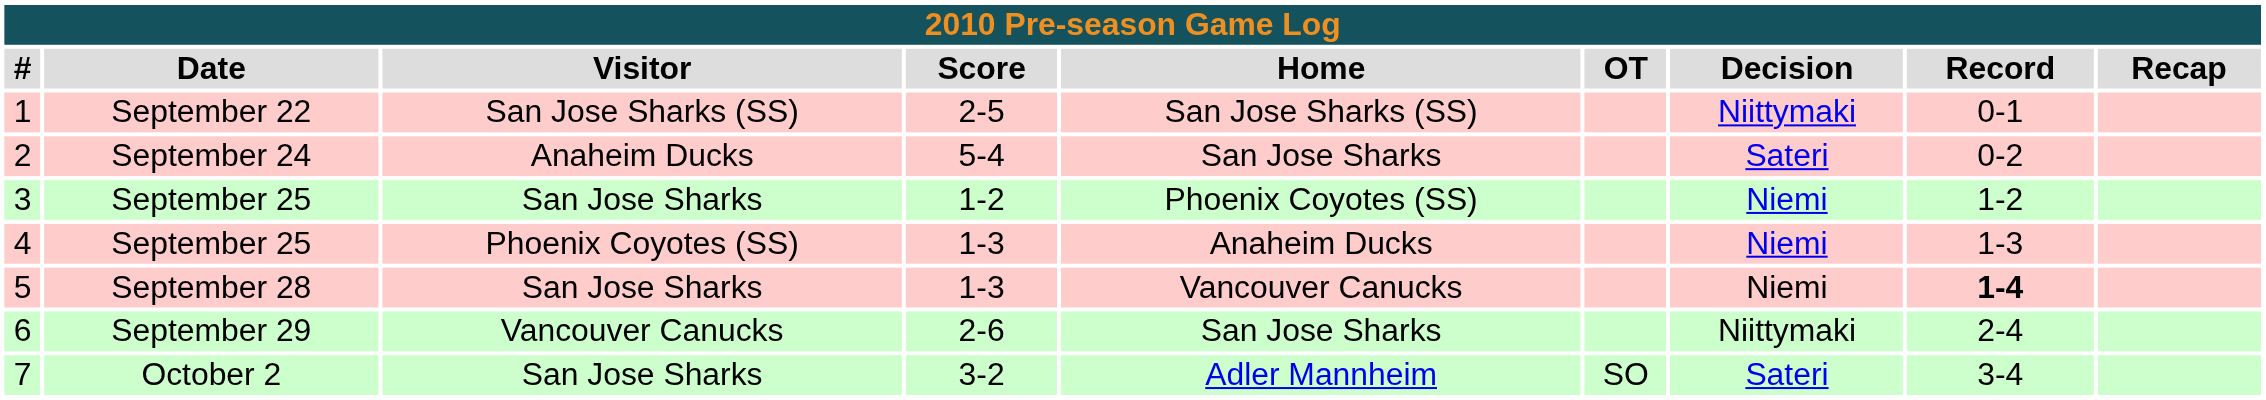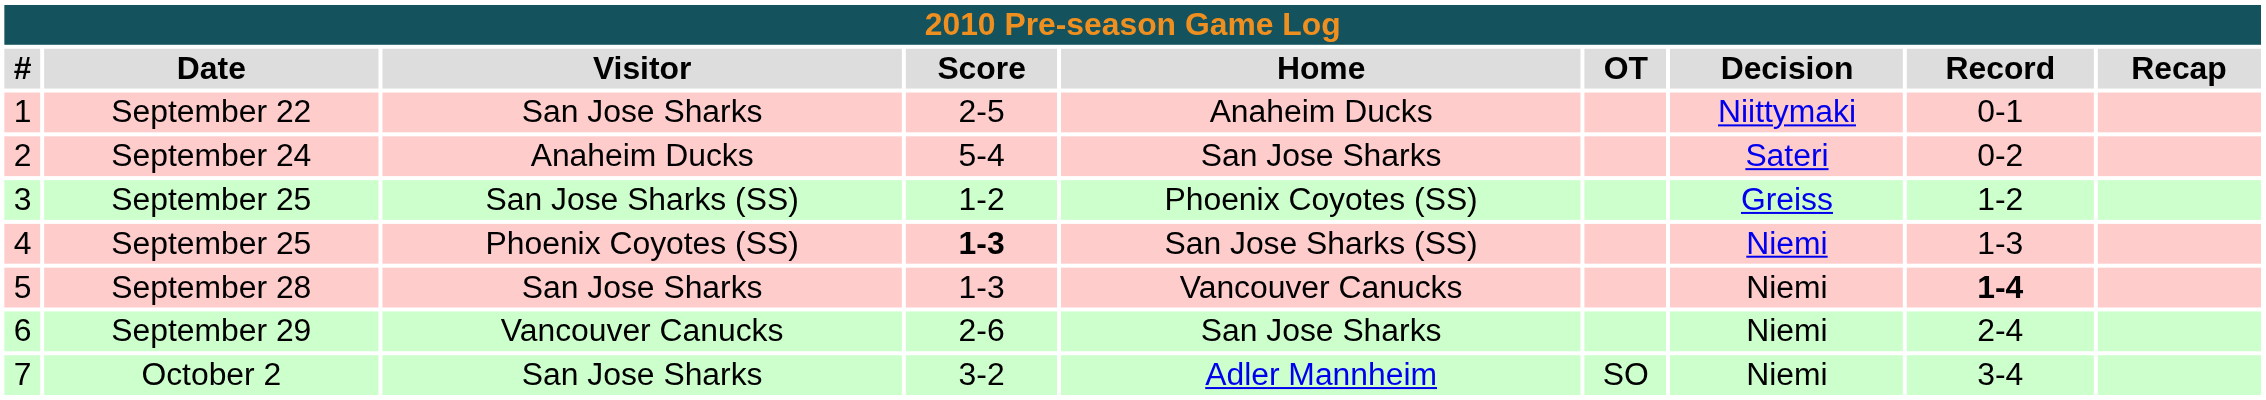(642, 111) San Jose Sharks (SS) -> (642, 111) San Jose Sharks
(1321, 111) San Jose Sharks (SS) -> (1321, 111) Anaheim Ducks
(642, 199) San Jose Sharks -> (642, 199) San Jose Sharks (SS)
(1787, 199) Niemi -> (1787, 199) Greiss
(982, 243) normal -> (982, 243) bold
(1321, 243) Anaheim Ducks -> (1321, 243) San Jose Sharks (SS)
(1787, 330) Niittymaki -> (1787, 330) Niemi
(1787, 374) Sateri -> (1787, 374) Niemi
